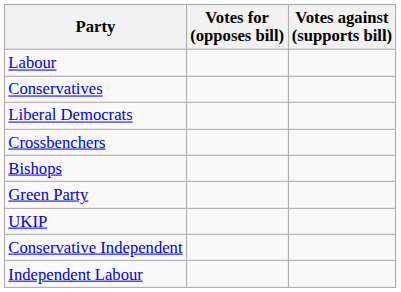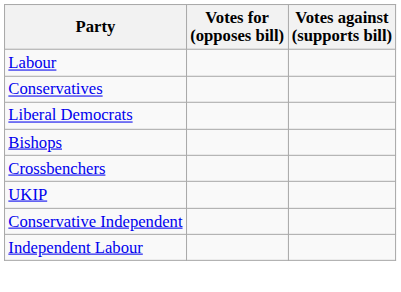rows swapped: (57, 141) <-> (35, 168)
- row: (48, 194)
